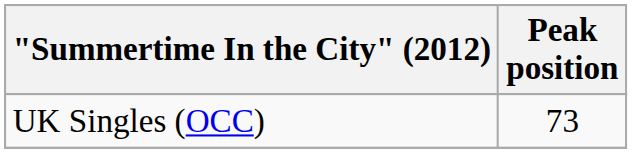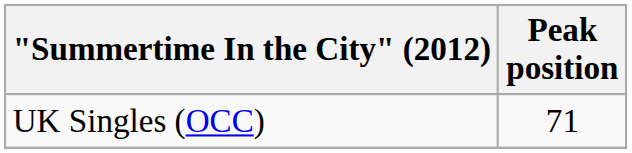(562, 120) 73 -> (562, 120) 71
